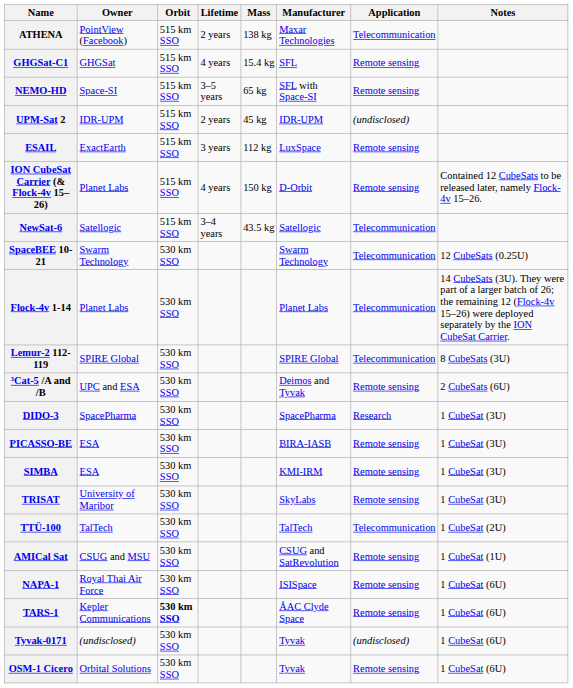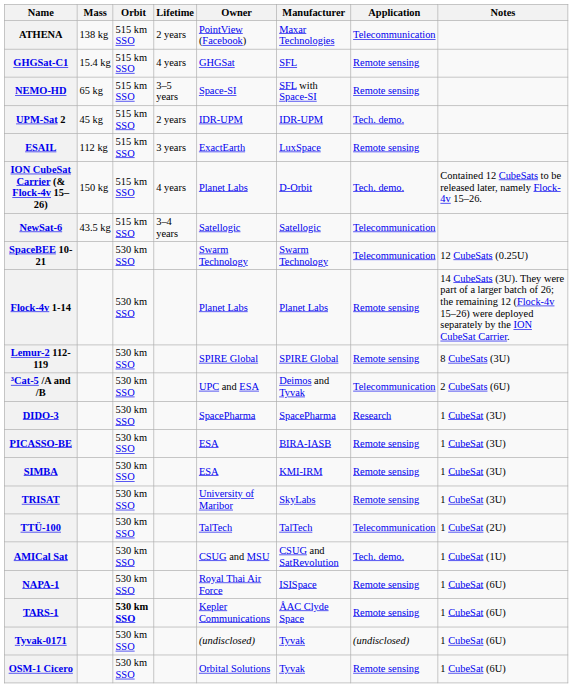columns swapped: (259, 12) <-> (117, 12)
(381, 119) (undisclosed) -> (379, 119) Tech. demo.
(386, 187) Remote sensing -> (379, 187) Tech. demo.
(394, 307) Telecommunication -> (386, 307) Remote sensing
(394, 359) Telecommunication -> (386, 359) Remote sensing
(386, 387) Remote sensing -> (394, 387) Telecommunication
(386, 556) Remote sensing -> (379, 556) Tech. demo.
